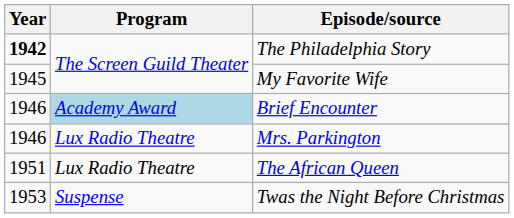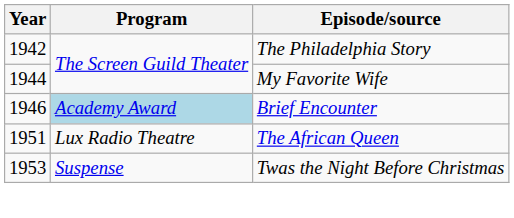(28, 49) bold -> (28, 49) normal
(28, 78) 1945 -> (28, 78) 1944
- row: (319, 138)
